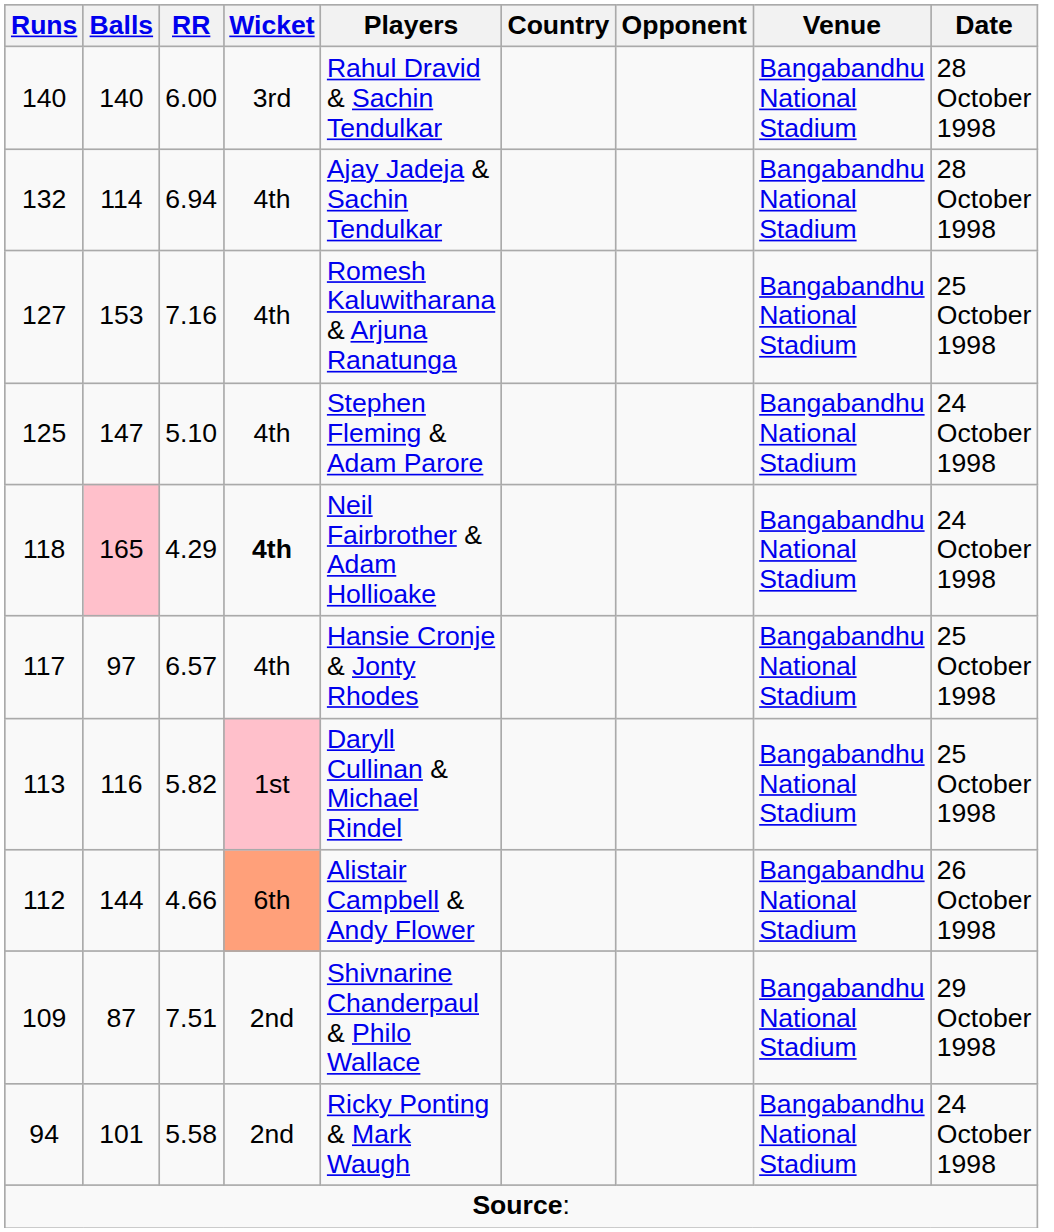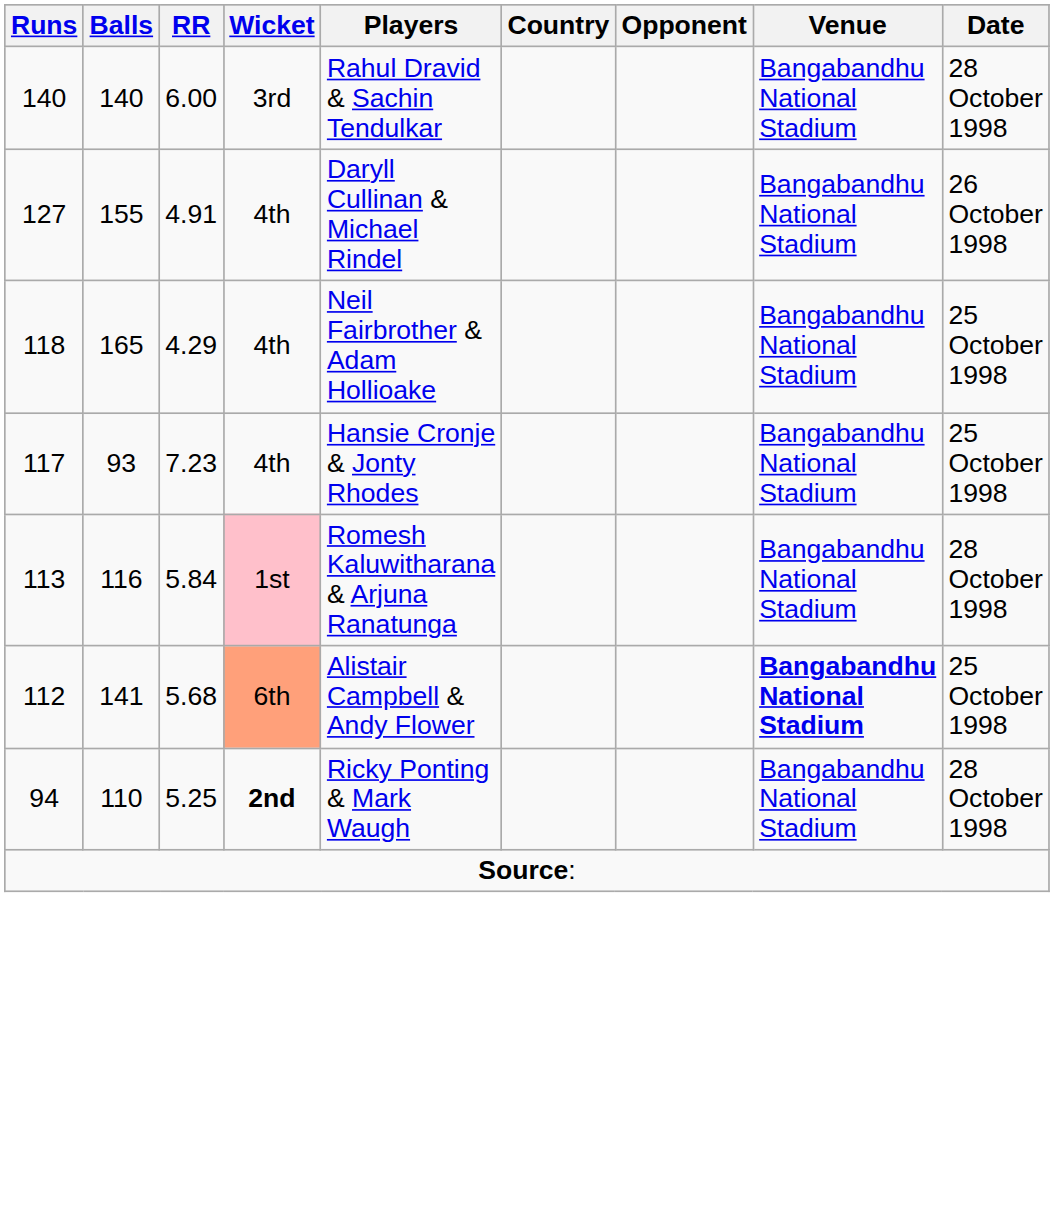- row: (44, 199)
(121, 316) 153 -> (121, 214) 155
(191, 316) 7.16 -> (191, 214) 4.91
(411, 316) Romesh Kaluwitharana & Arjuna Ranatunga -> (387, 214) Daryll Cullinan & Michael Rindel
(984, 316) 25 October 1998 -> (996, 214) 26 October 1998
- row: (44, 433)
(121, 549) pink background -> (121, 346) no background
(272, 549) bold -> (272, 346) normal
(984, 549) 24 October 1998 -> (996, 346) 25 October 1998
(121, 666) 97 -> (121, 462) 93
(191, 666) 6.57 -> (191, 462) 7.23
(191, 783) 5.82 -> (191, 579) 5.84
(387, 783) Daryll Cullinan & Michael Rindel -> (411, 579) Romesh Kaluwitharana & Arjuna Ranatunga
(984, 783) 25 October 1998 -> (996, 579) 28 October 1998
(121, 900) 144 -> (121, 696) 141
(191, 900) 4.66 -> (191, 696) 5.68
(842, 900) normal -> (848, 696) bold
(984, 900) 26 October 1998 -> (996, 696) 25 October 1998
- row: (44, 1017)
(121, 1134) 101 -> (121, 798) 110
(191, 1134) 5.58 -> (191, 798) 5.25
(272, 1134) normal -> (272, 798) bold
(984, 1134) 24 October 1998 -> (996, 798) 28 October 1998
